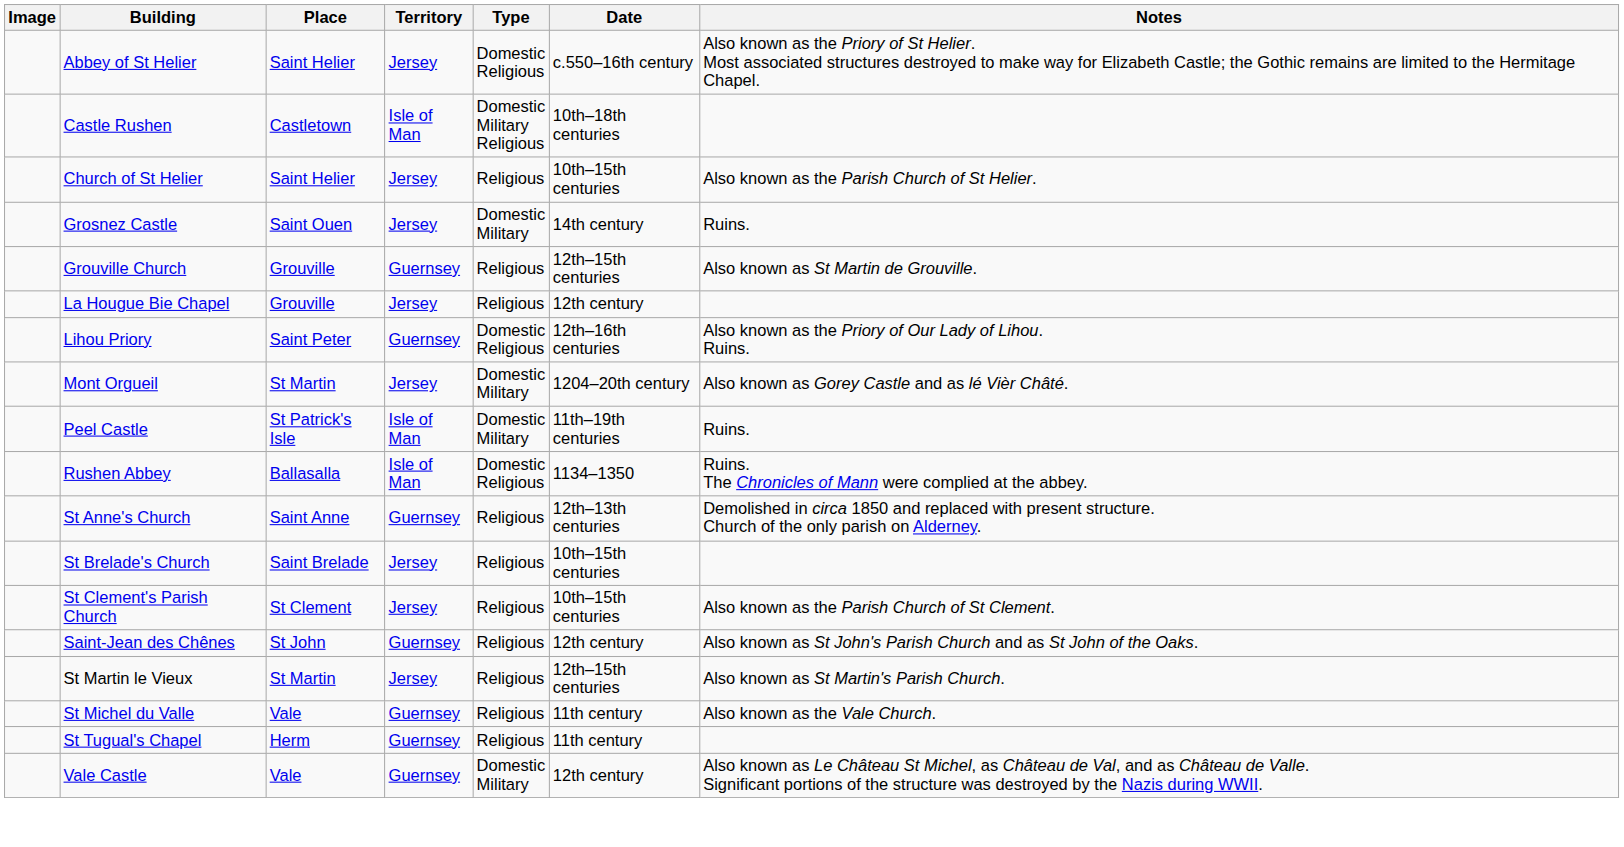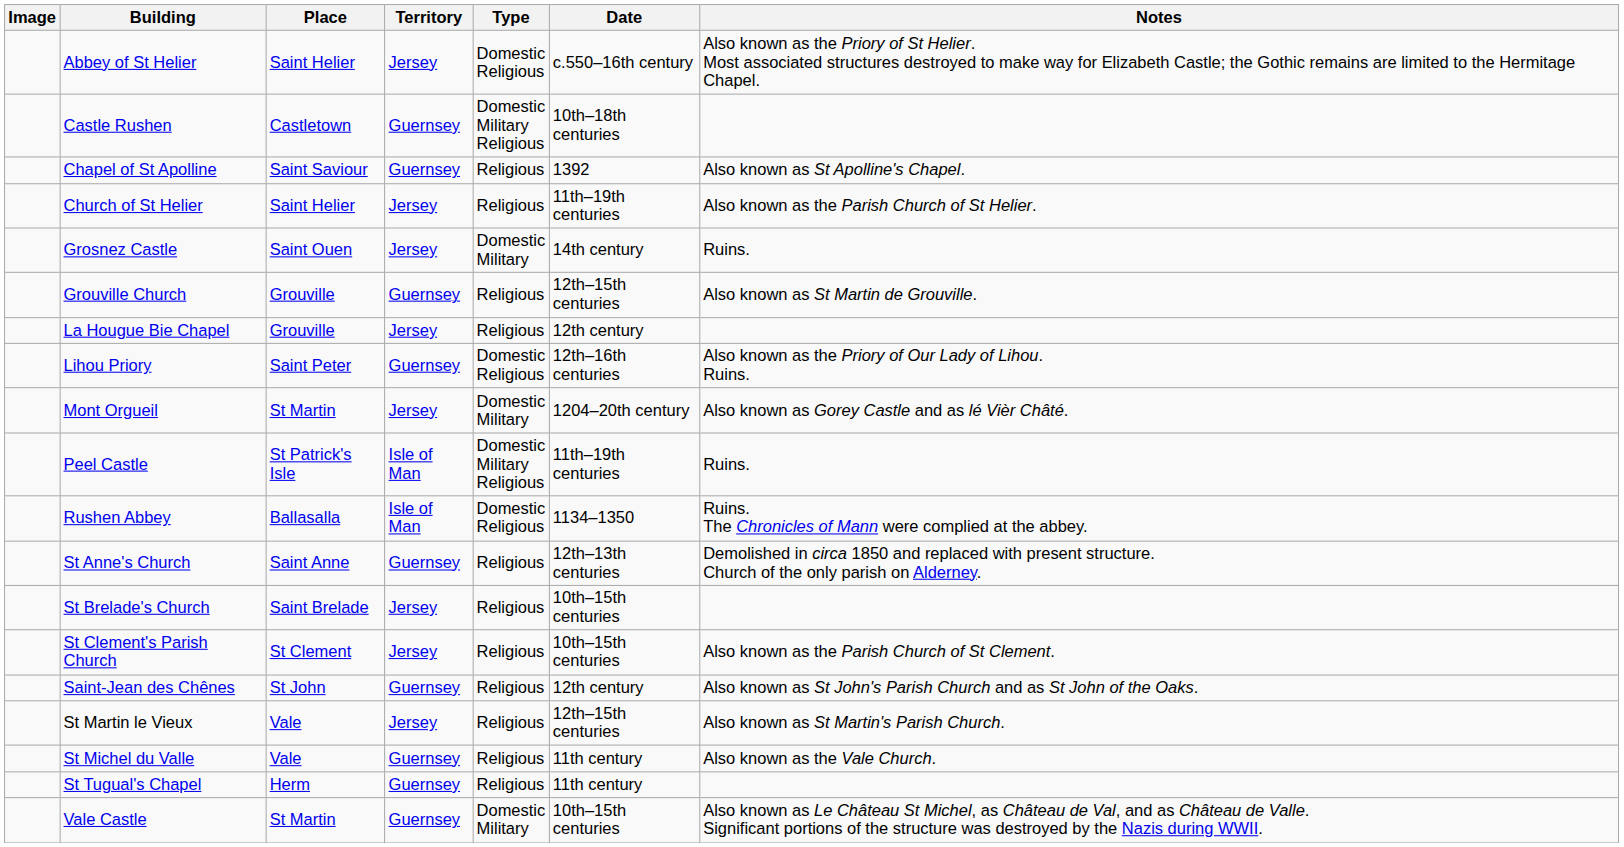(411, 125) Isle of Man -> (424, 125) Guernsey
+ row: (140, 170)
(590, 179) 10th–15th centuries -> (589, 205) 11th–19th centuries
(511, 428) Domestic Military -> (511, 464) Domestic Military Religious
(303, 678) St Martin -> (286, 723) Vale
(286, 775) Vale -> (303, 820) St Martin
(598, 775) 12th century -> (590, 820) 10th–15th centuries
